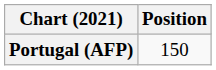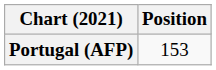(174, 49) 150 -> (174, 49) 153
